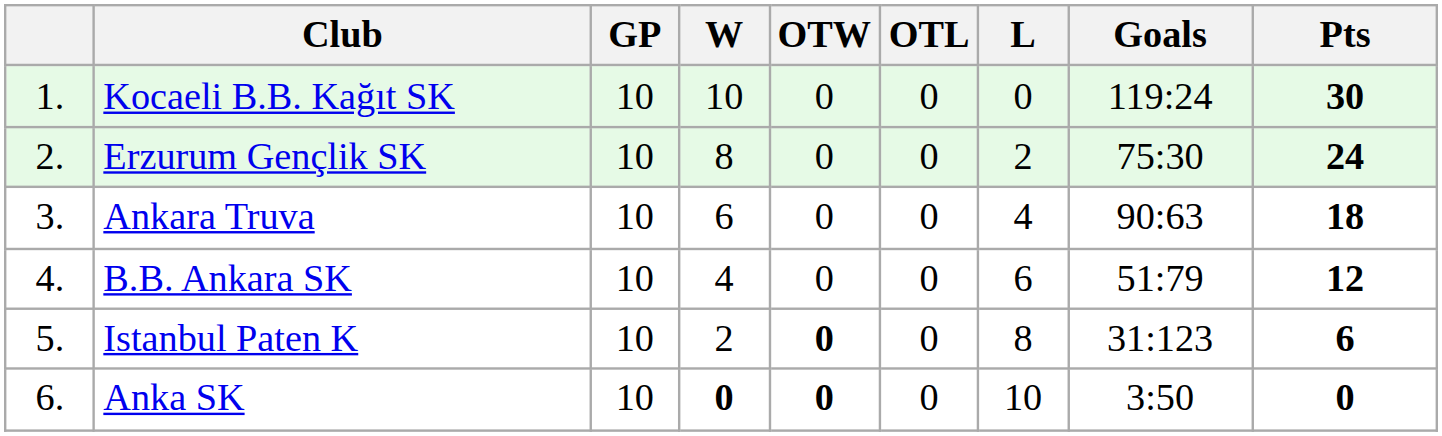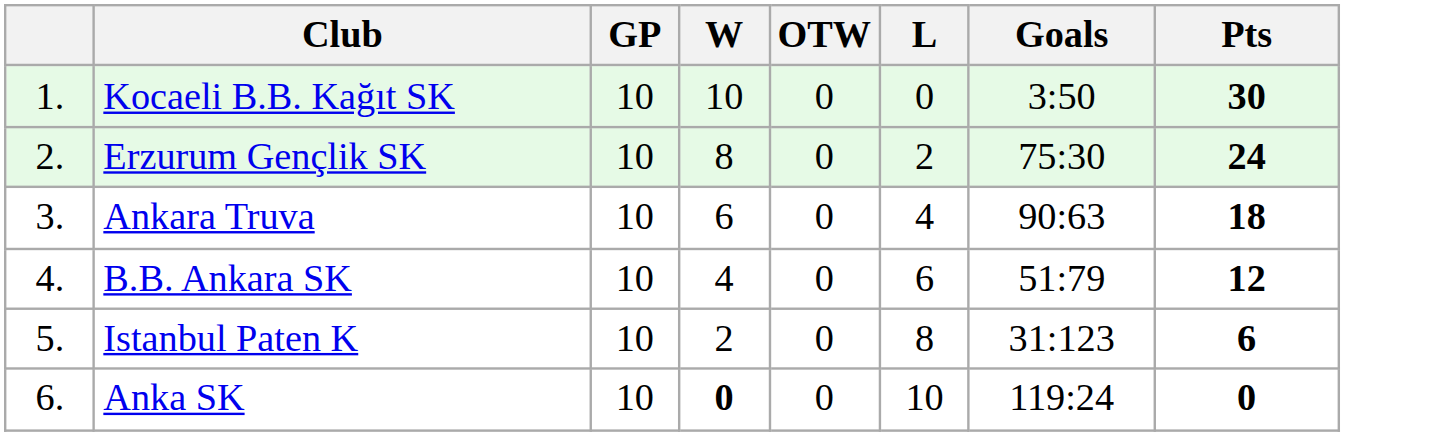- column: (929, 34)
(1160, 95) 119:24 -> (1062, 95) 3:50
(824, 338) bold -> (824, 338) normal
(824, 398) bold -> (824, 398) normal
(1160, 398) 3:50 -> (1062, 398) 119:24
